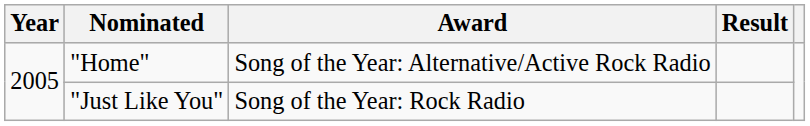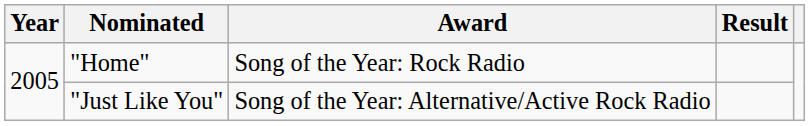(472, 62) Song of the Year: Alternative/Active Rock Radio -> (380, 62) Song of the Year: Rock Radio
(380, 100) Song of the Year: Rock Radio -> (472, 100) Song of the Year: Alternative/Active Rock Radio
